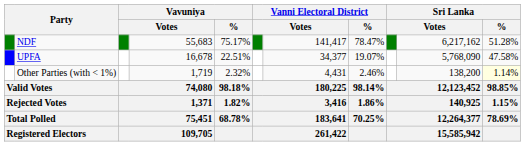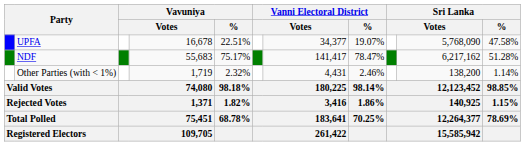rows swapped: (27, 42) <-> (29, 57)
(506, 73) lightyellow background -> (506, 73) no background
